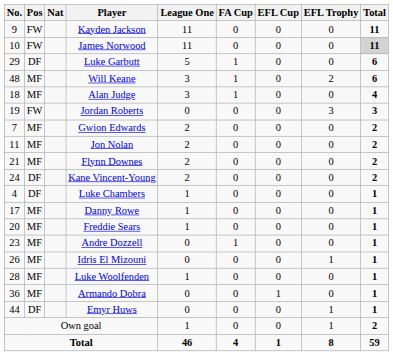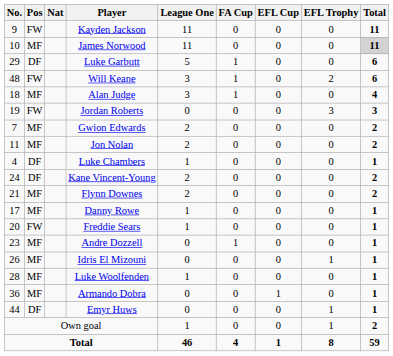(35, 45) FW -> (35, 45) MF
(35, 78) MF -> (35, 78) FW
rows swapped: (112, 161) <-> (112, 194)
(35, 227) MF -> (35, 227) FW
